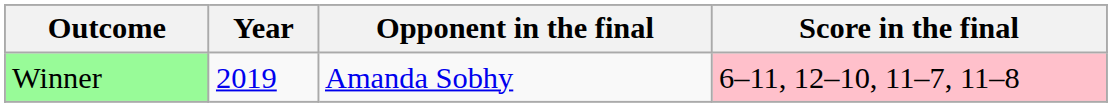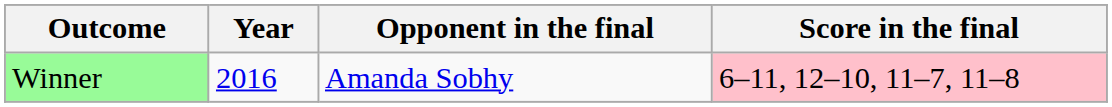(246, 76) 2019 -> (246, 76) 2016
